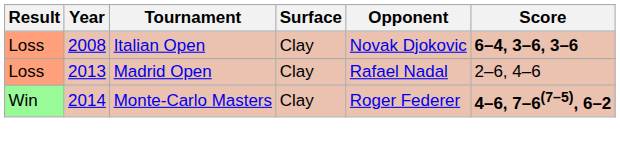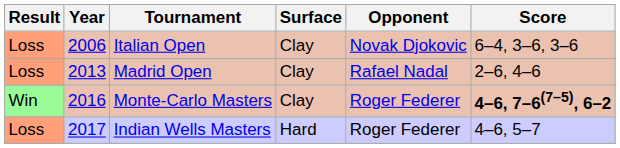(87, 44) 2008 -> (87, 44) 2006
(526, 44) bold -> (526, 44) normal
(87, 100) 2014 -> (87, 100) 2016
+ row: (192, 130)
